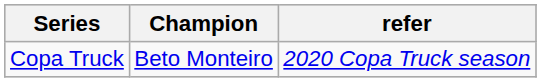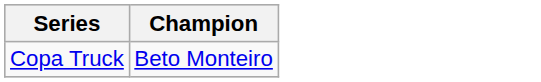- column: (407, 23)
